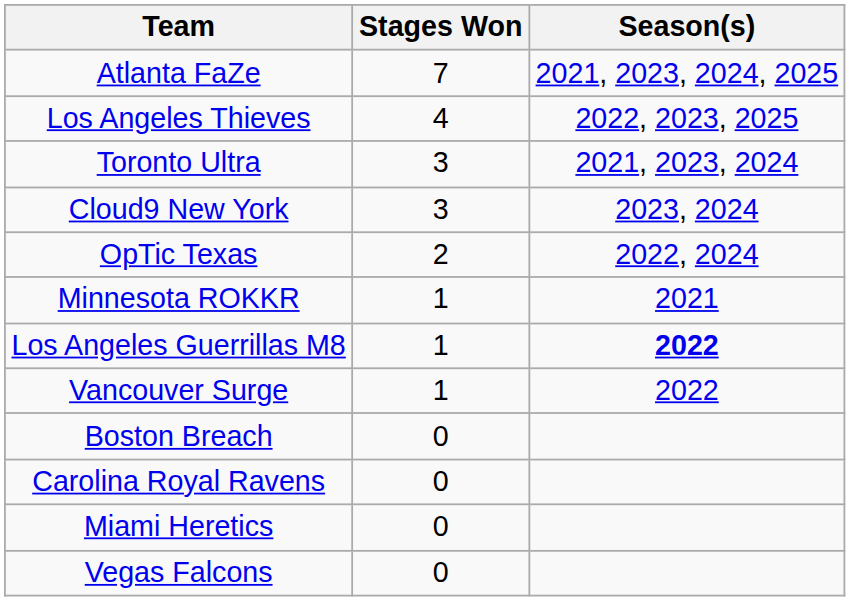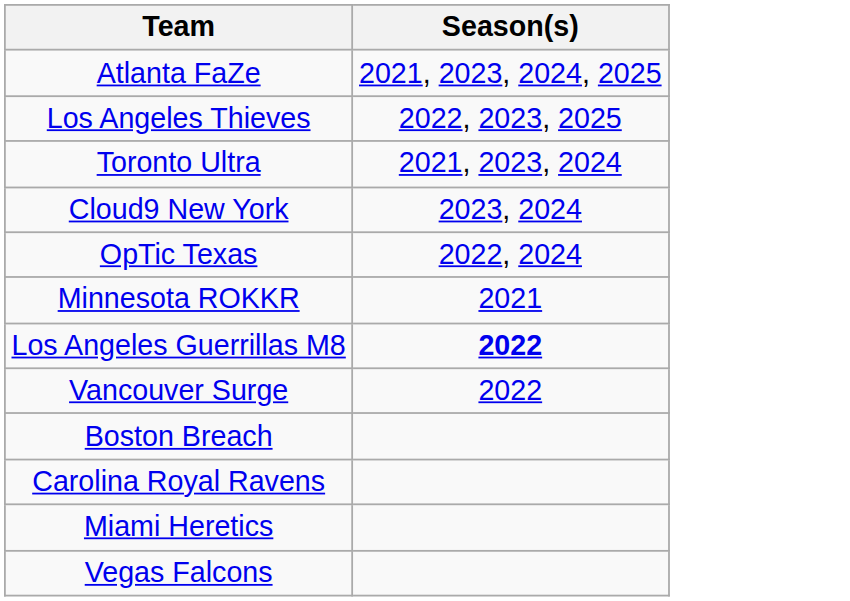- column: (441, 27)
